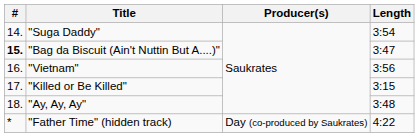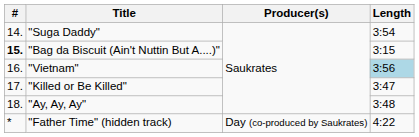(384, 50) 3:47 -> (384, 50) 3:15
(384, 68) no background -> (384, 68) lightblue background
(384, 86) 3:15 -> (384, 86) 3:47
